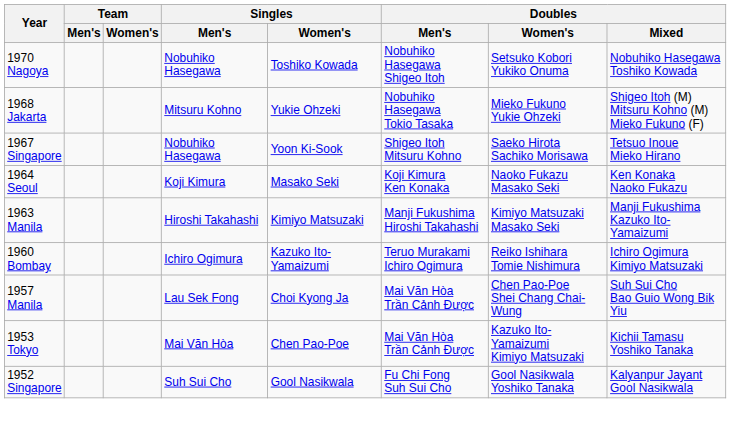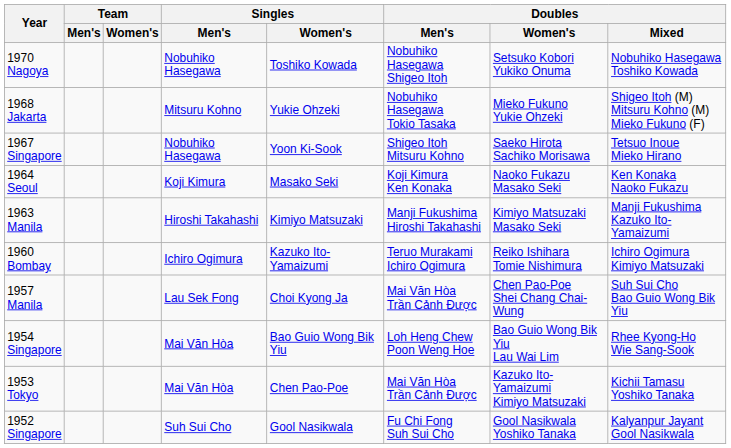+ row: (34, 344)
